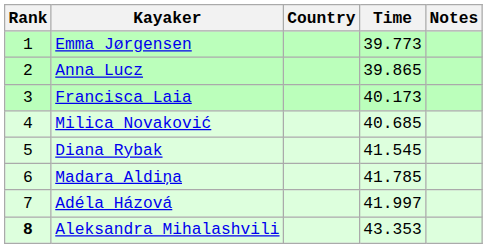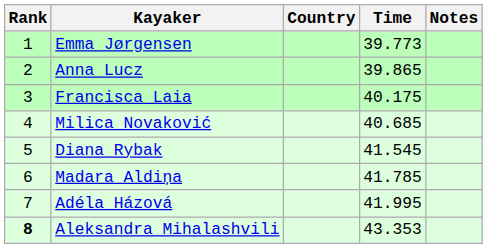(393, 97) 40.173 -> (393, 97) 40.175
(393, 203) 41.997 -> (393, 203) 41.995
